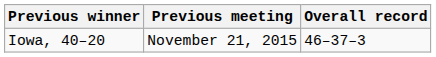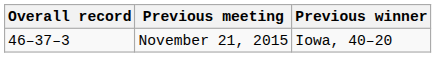columns swapped: (366, 17) <-> (74, 17)
